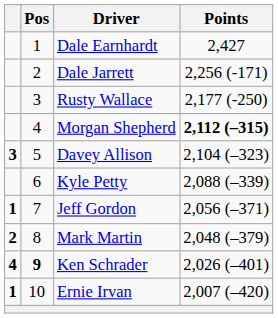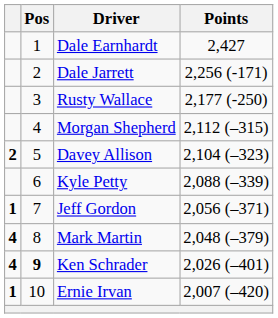(226, 127) bold -> (226, 127) normal
(13, 154) 3 -> (13, 154) 2
(13, 236) 2 -> (13, 236) 4
